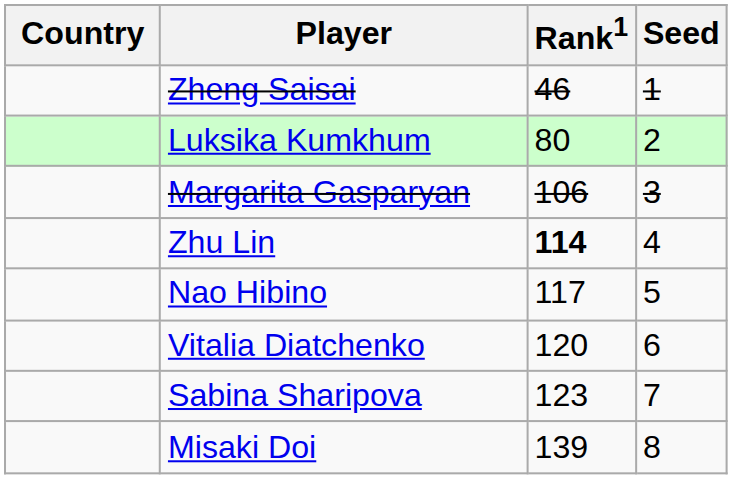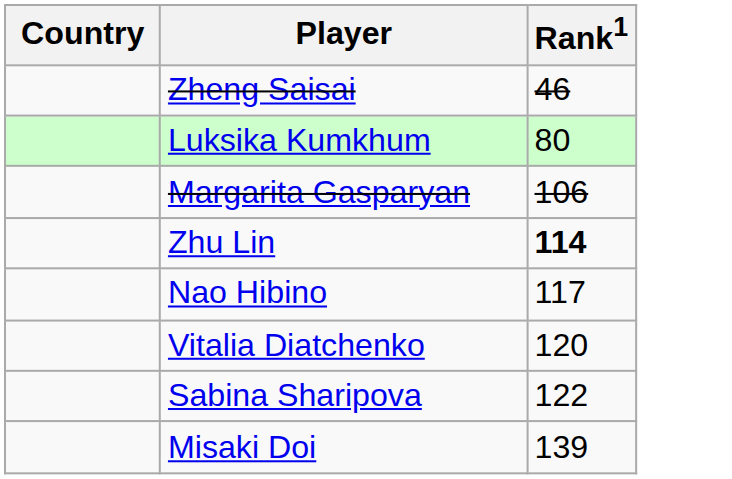- column: (681, 34)
(561, 395) 123 -> (561, 395) 122
